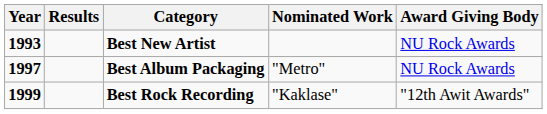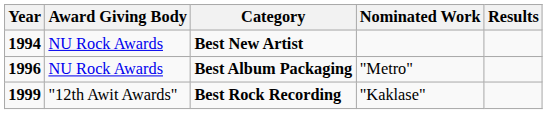columns swapped: (470, 17) <-> (74, 17)
(25, 43) 1993 -> (25, 43) 1994
(25, 69) 1997 -> (25, 69) 1996
